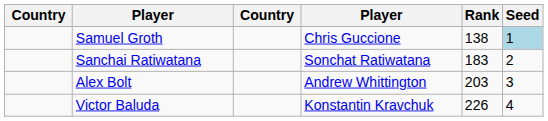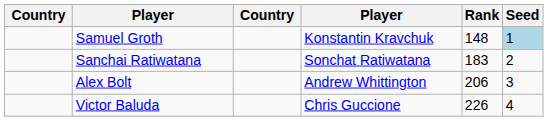(352, 37) Chris Guccione -> (369, 37) Konstantin Kravchuk
(477, 37) 138 -> (477, 37) 148
(477, 82) 203 -> (477, 82) 206
(369, 104) Konstantin Kravchuk -> (352, 104) Chris Guccione
